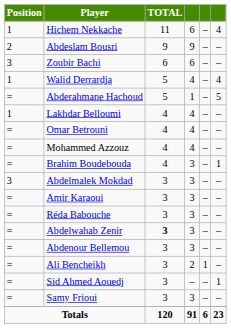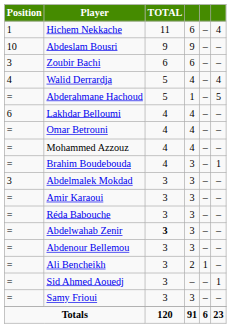(9, 46) 2 -> (12, 46) 10
(9, 80) 1 -> (9, 80) 4
(9, 113) 1 -> (9, 113) 6
